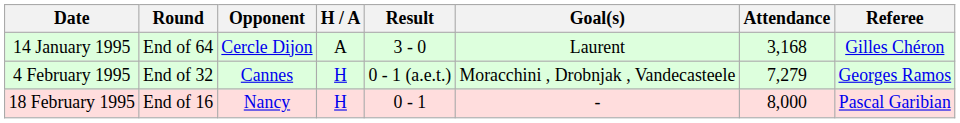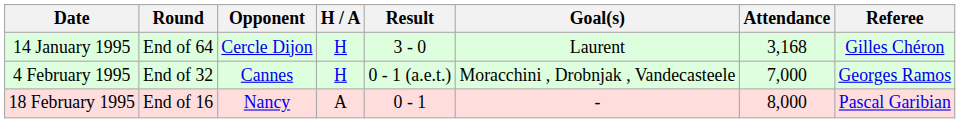(341, 46) A -> (341, 46) H
(787, 74) 7,279 -> (787, 74) 7,000
(341, 103) H -> (341, 103) A
